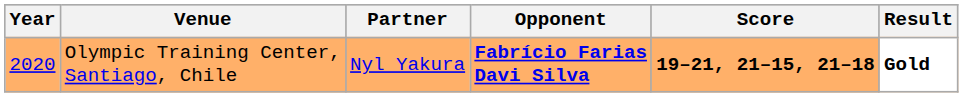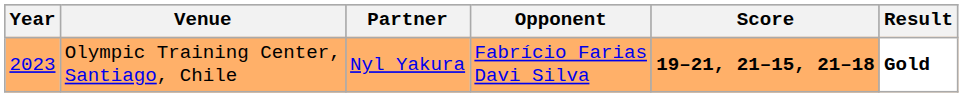(32, 64) 2020 -> (32, 64) 2023
(561, 64) bold -> (561, 64) normal
